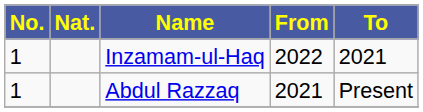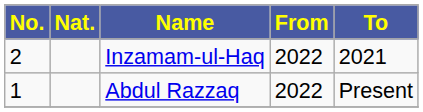(16, 56) 1 -> (16, 56) 2
(299, 90) 2021 -> (299, 90) 2022
